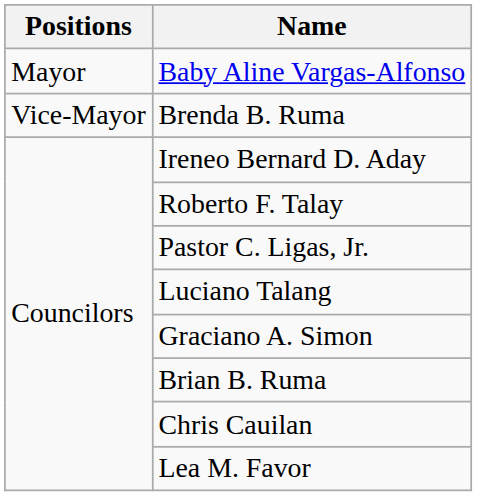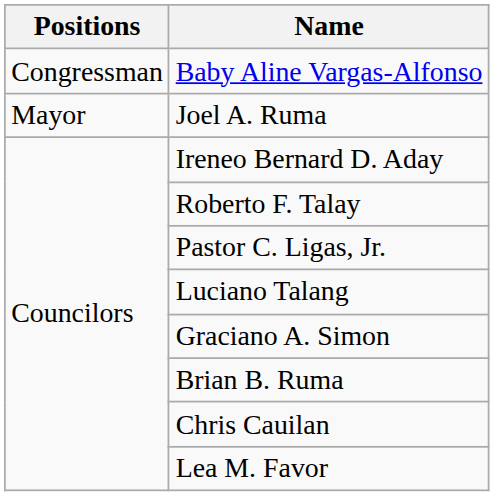(48, 70) Mayor -> (87, 70) Congressman
+ row: (251, 114)
- row: (252, 114)
